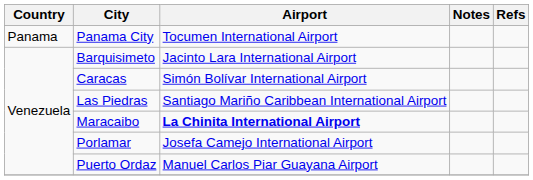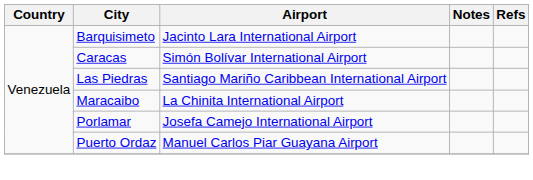- row: (115, 36)
(261, 121) bold -> (253, 100) normal
